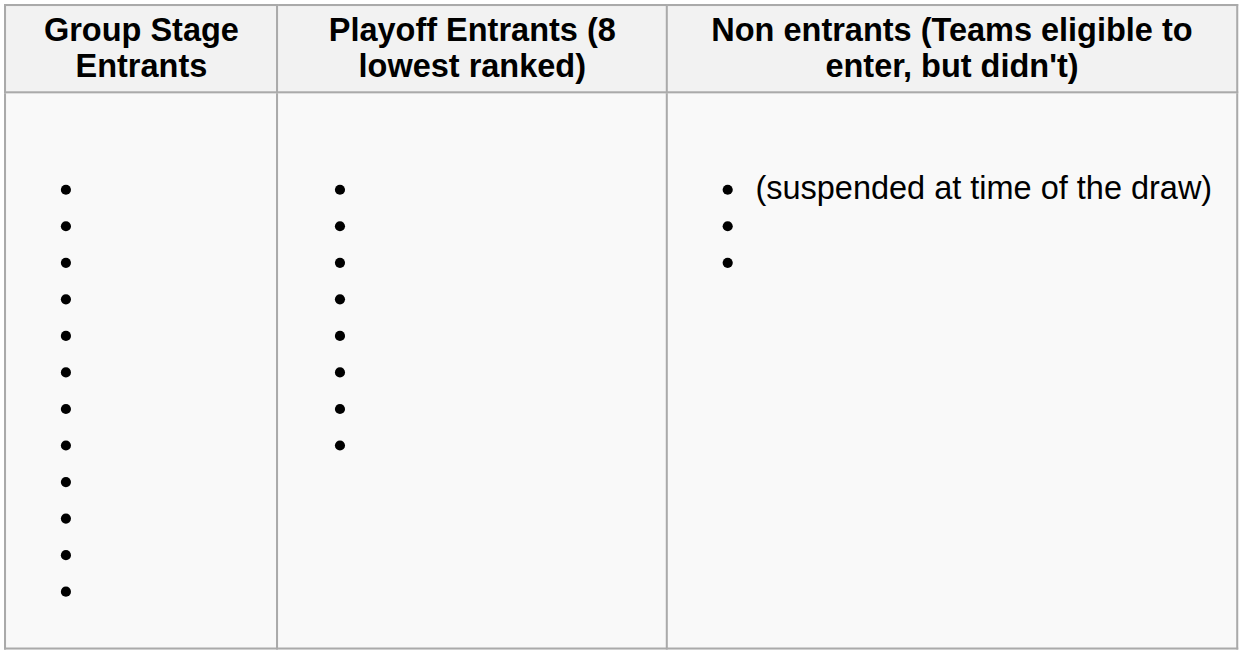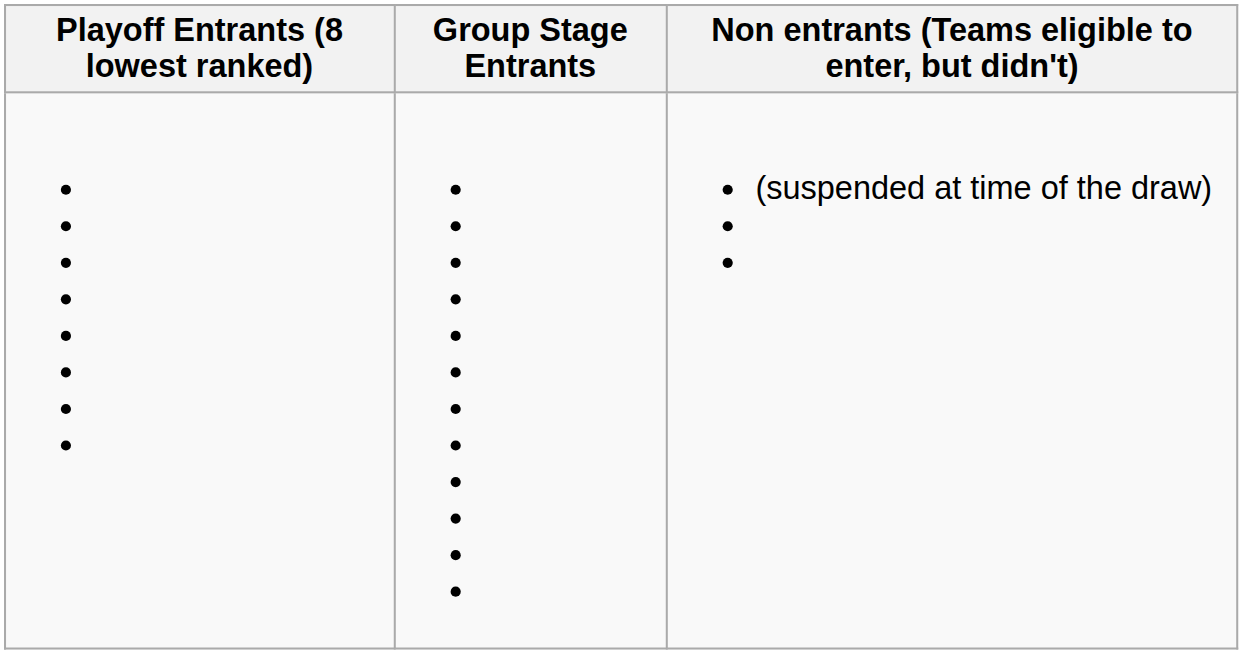columns swapped: (141, 48) <-> (472, 48)
